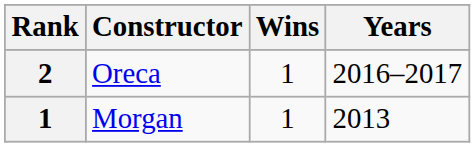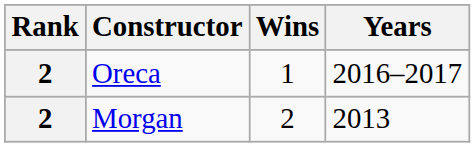(45, 118) 1 -> (45, 118) 2
(287, 118) 1 -> (287, 118) 2
